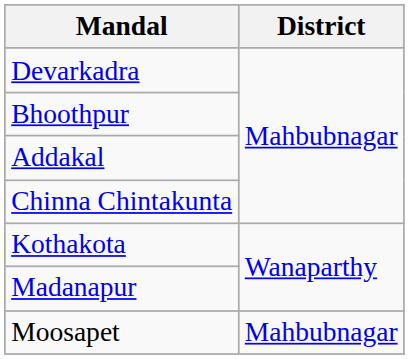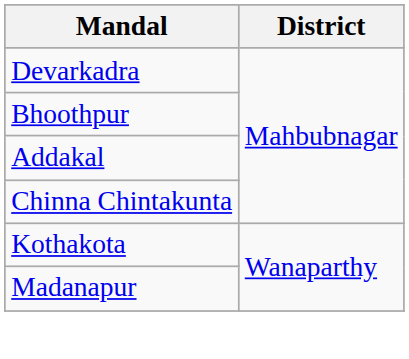- row: (65, 331)
